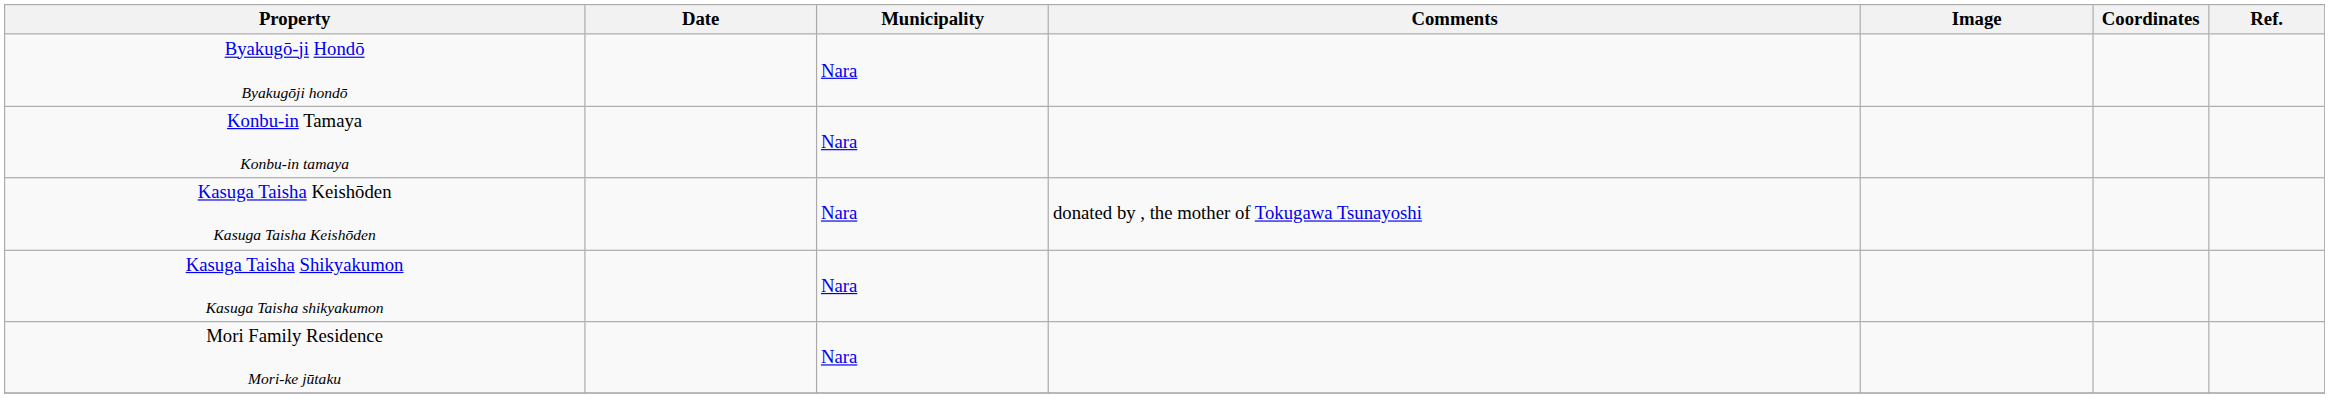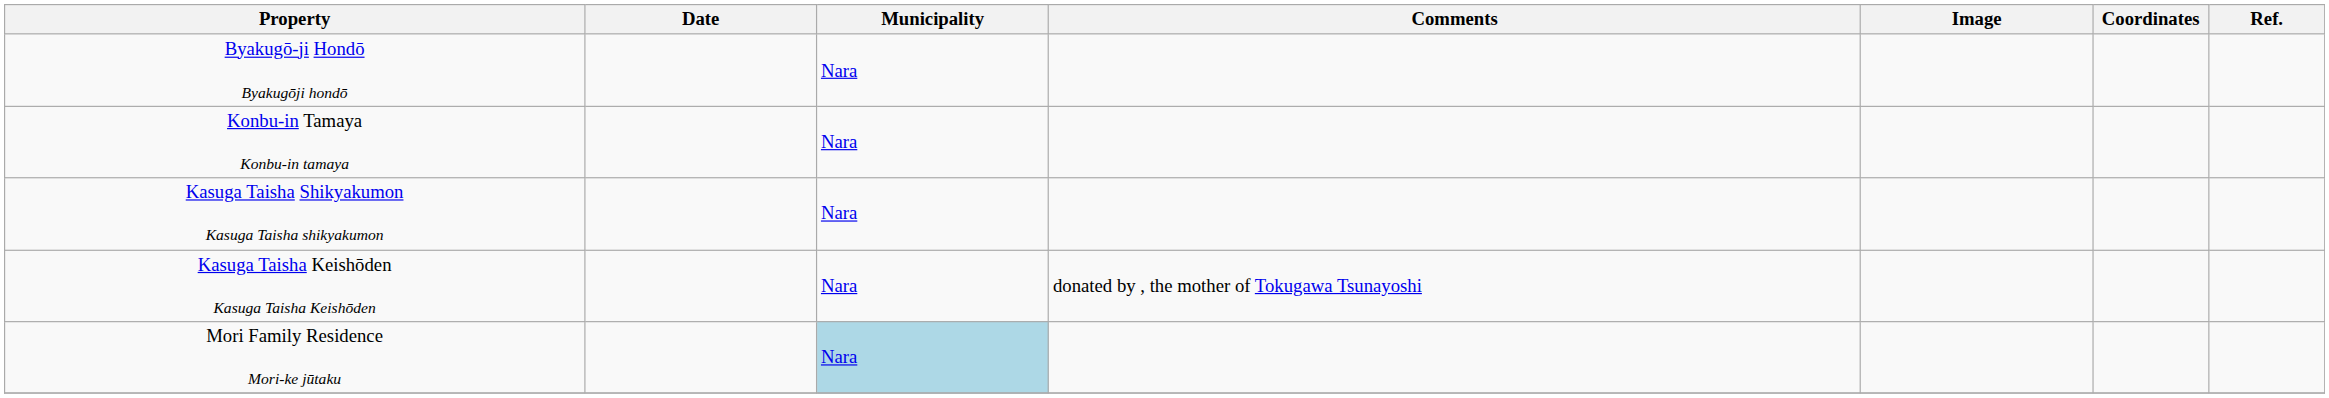rows swapped: (295, 213) <-> (295, 285)
(839, 357) no background -> (839, 357) lightblue background
